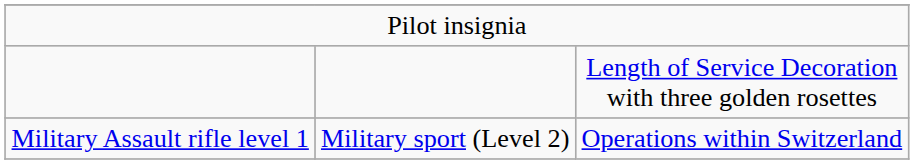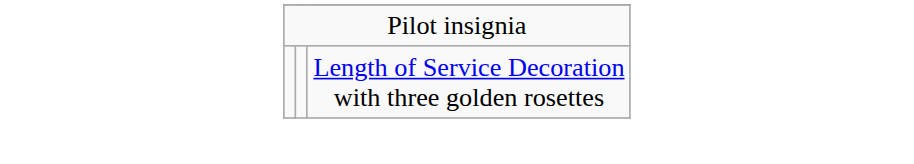- row: (160, 138)
